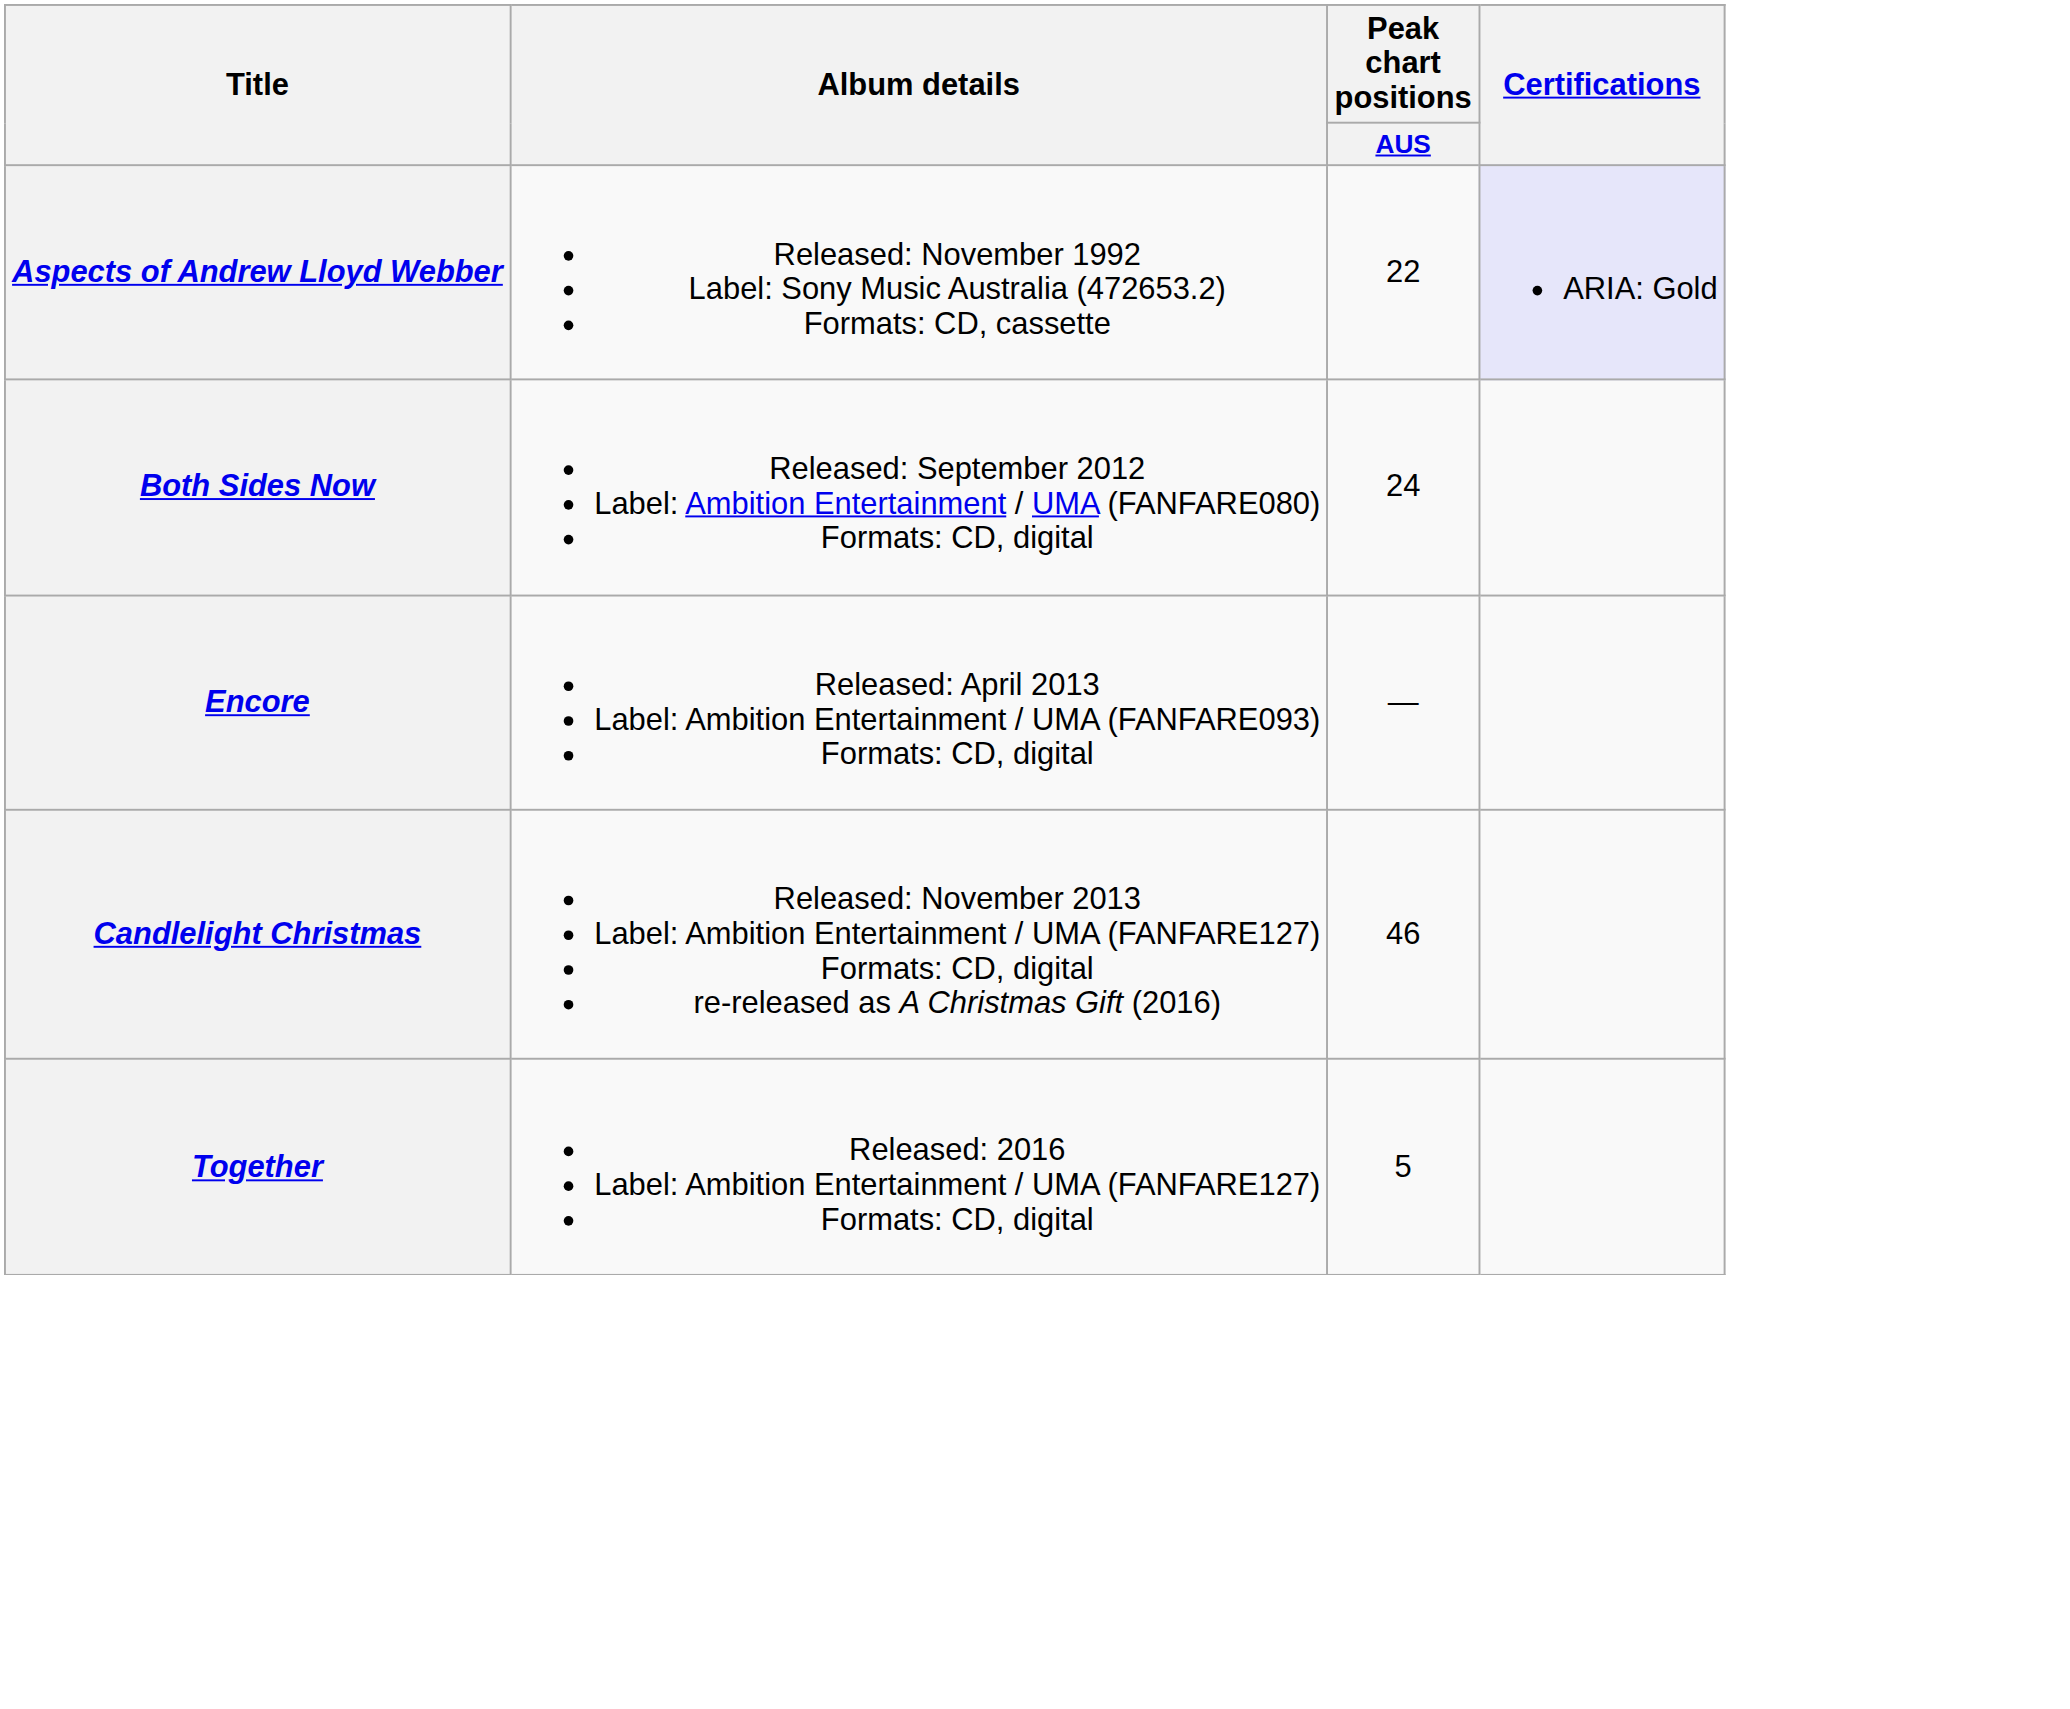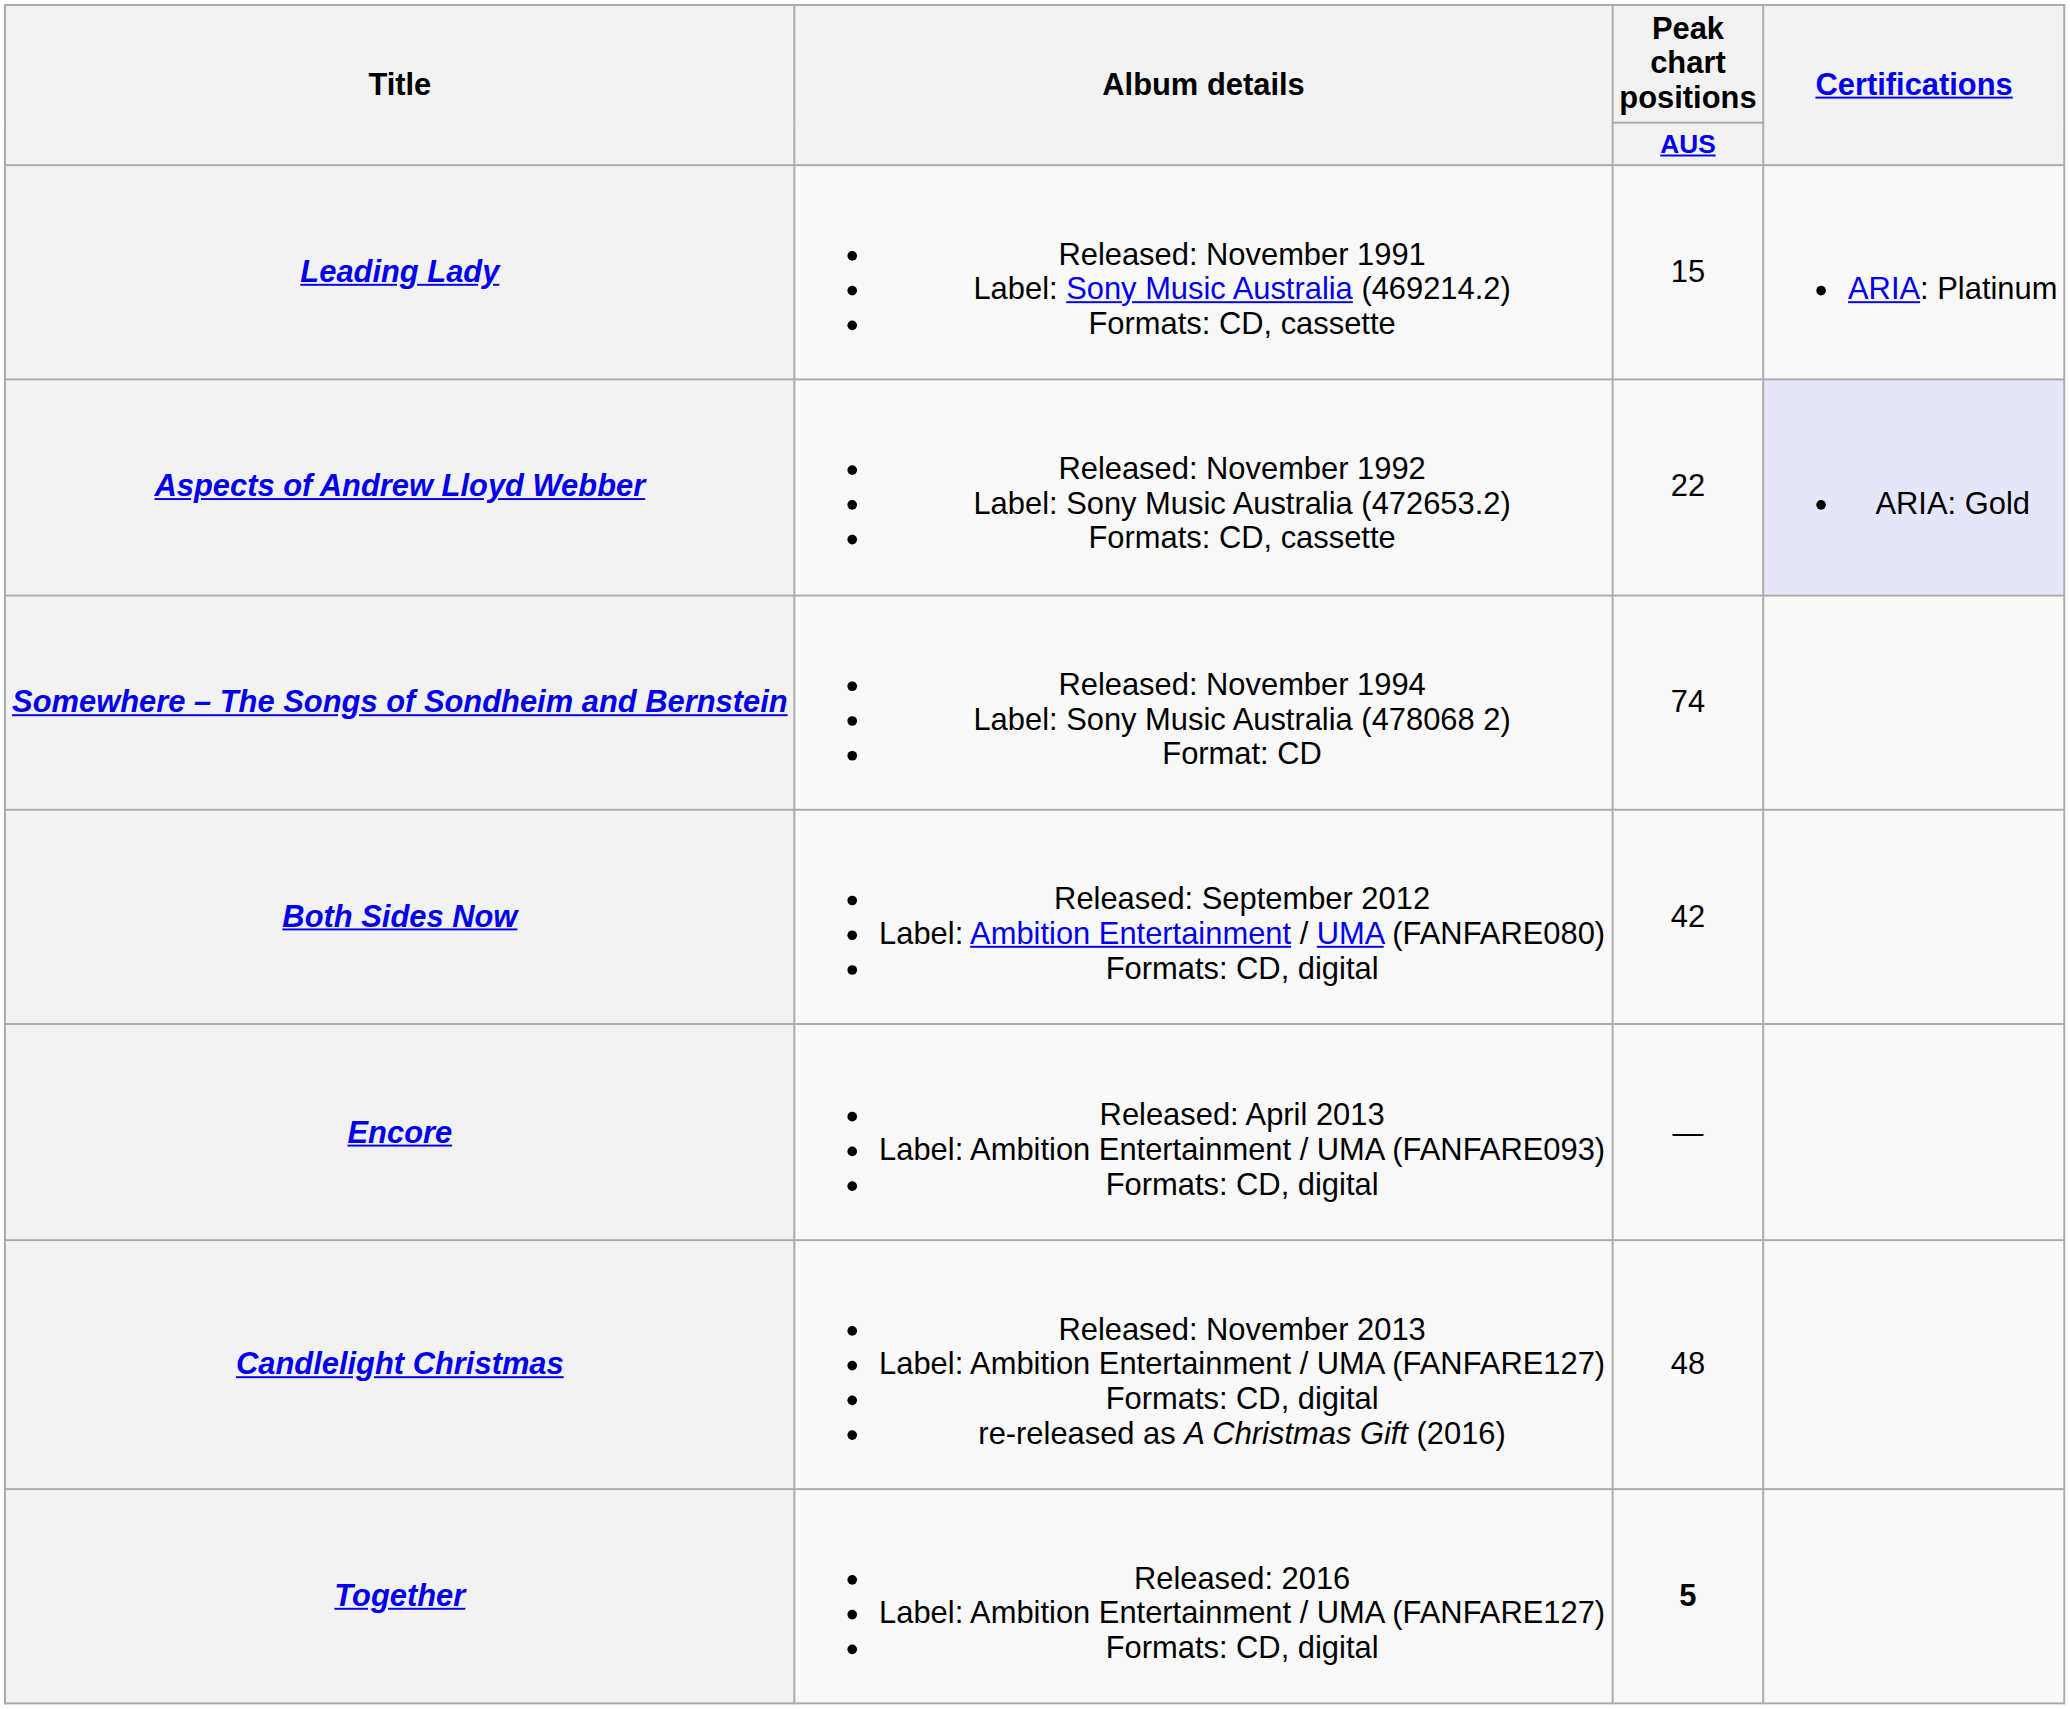+ row: (400, 271)
+ row: (400, 701)
(1403, 486) 24 -> (1688, 916) 42
(1403, 934) 46 -> (1688, 1363) 48
(1403, 1166) normal -> (1688, 1596) bold
